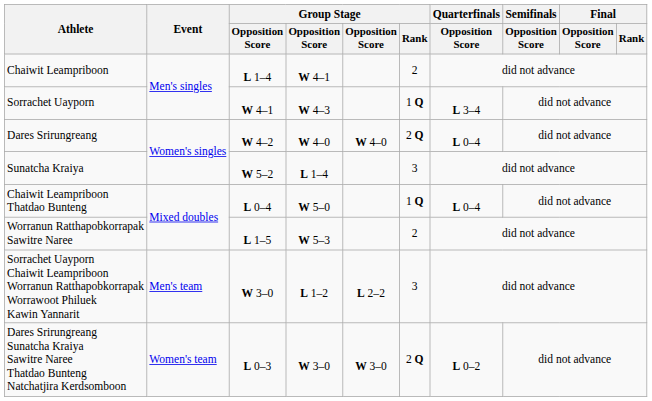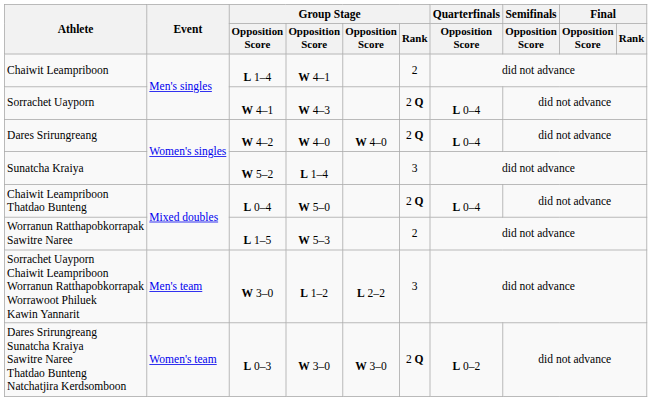(415, 103) 1 Q -> (415, 103) 2 Q
(466, 110) L 3–4 -> (466, 110) L 0–4
(415, 201) 1 Q -> (415, 201) 2 Q
